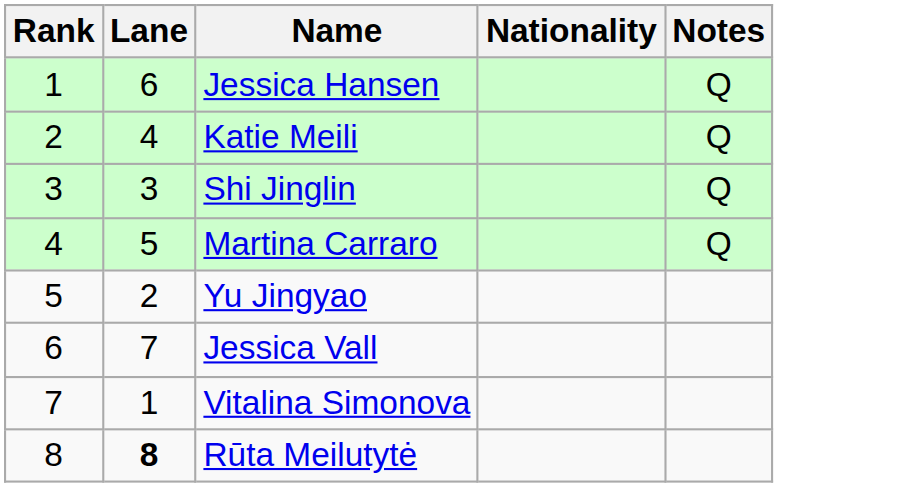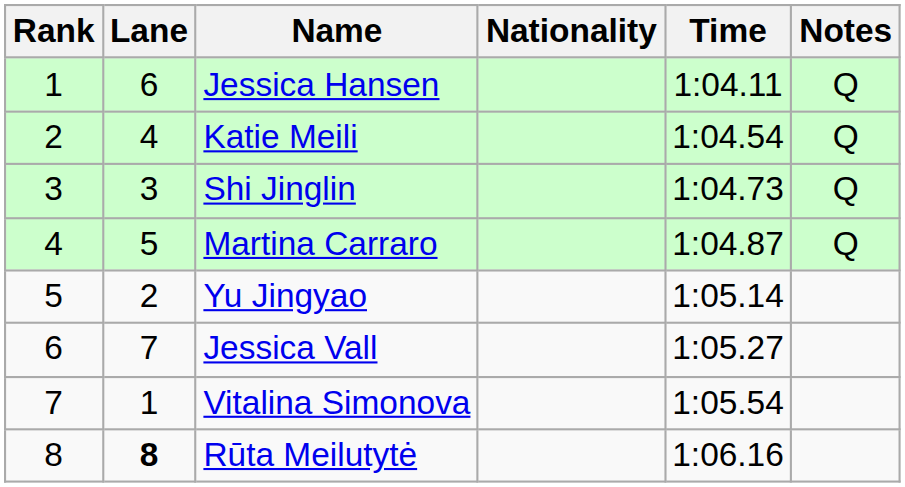+ column: (728, 31)
